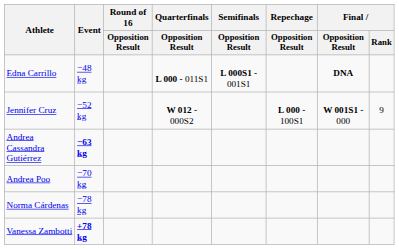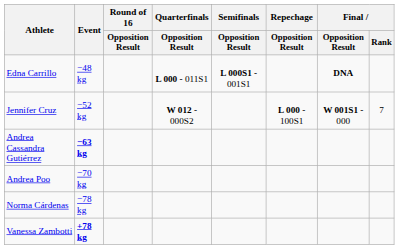(382, 111) 9 -> (382, 111) 7
